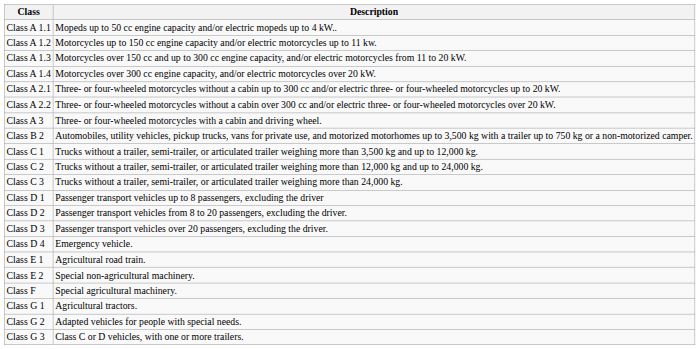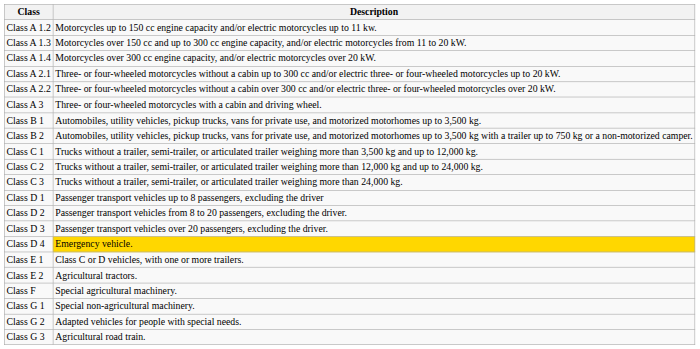- row: (29, 27)
+ row: (25, 120)
(94, 244) no background -> (94, 244) gold background
(100, 259) Agricultural road train. -> (149, 259) Class C or D vehicles, with one or more trailers.
(125, 275) Special non-agricultural machinery. -> (96, 275) Agricultural tractors.
(96, 306) Agricultural tractors. -> (125, 306) Special non-agricultural machinery.
(149, 337) Class C or D vehicles, with one or more trailers. -> (100, 337) Agricultural road train.
